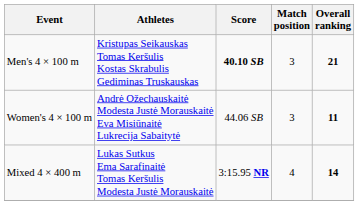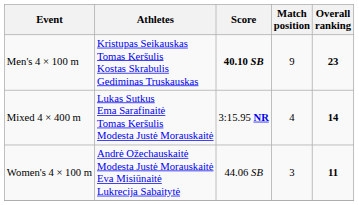(292, 62) 3 -> (292, 62) 9
(333, 62) 21 -> (333, 62) 23
rows swapped: (49, 118) <-> (44, 173)
